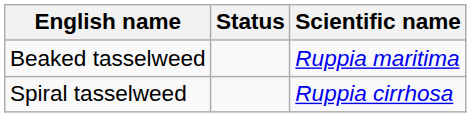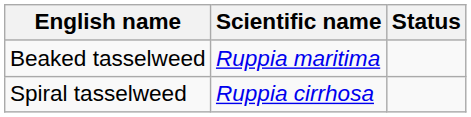columns swapped: (378, 22) <-> (250, 22)
